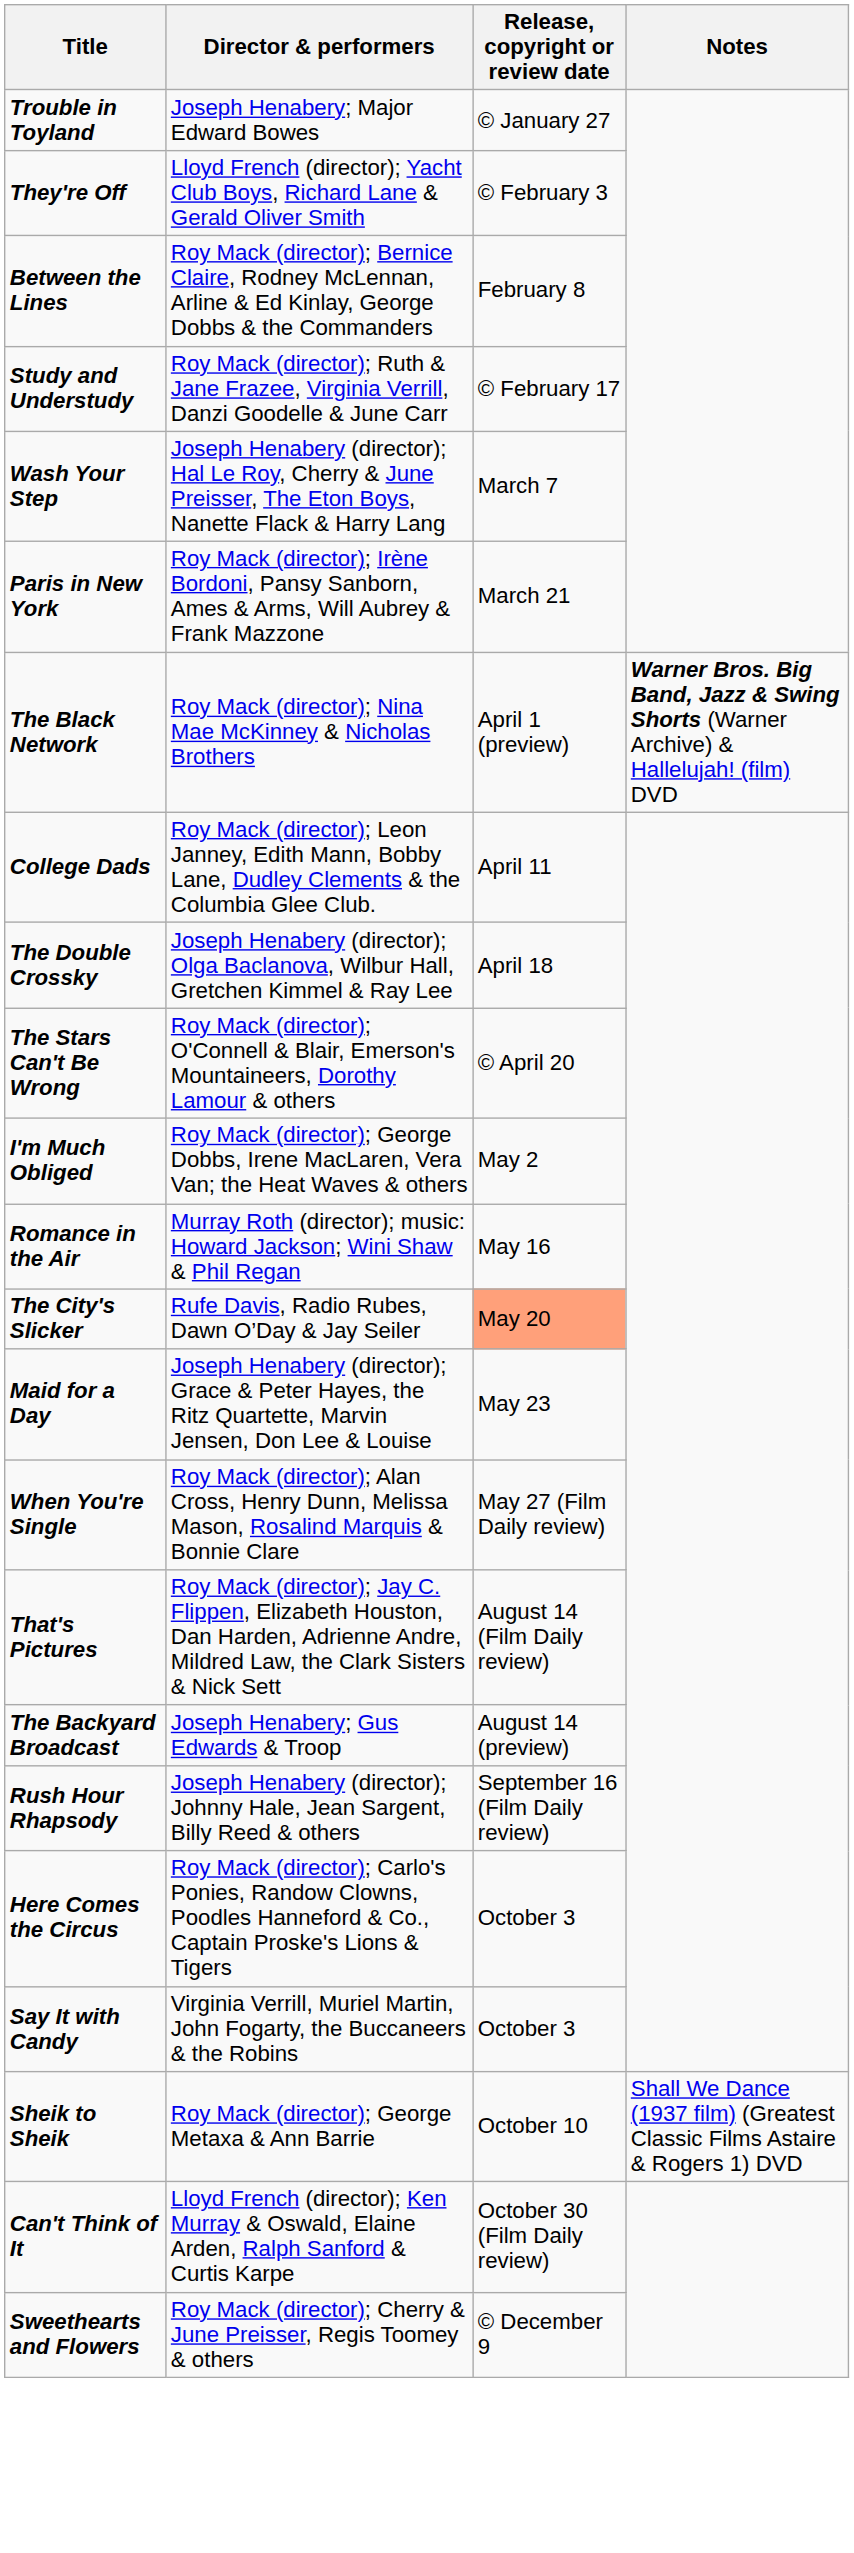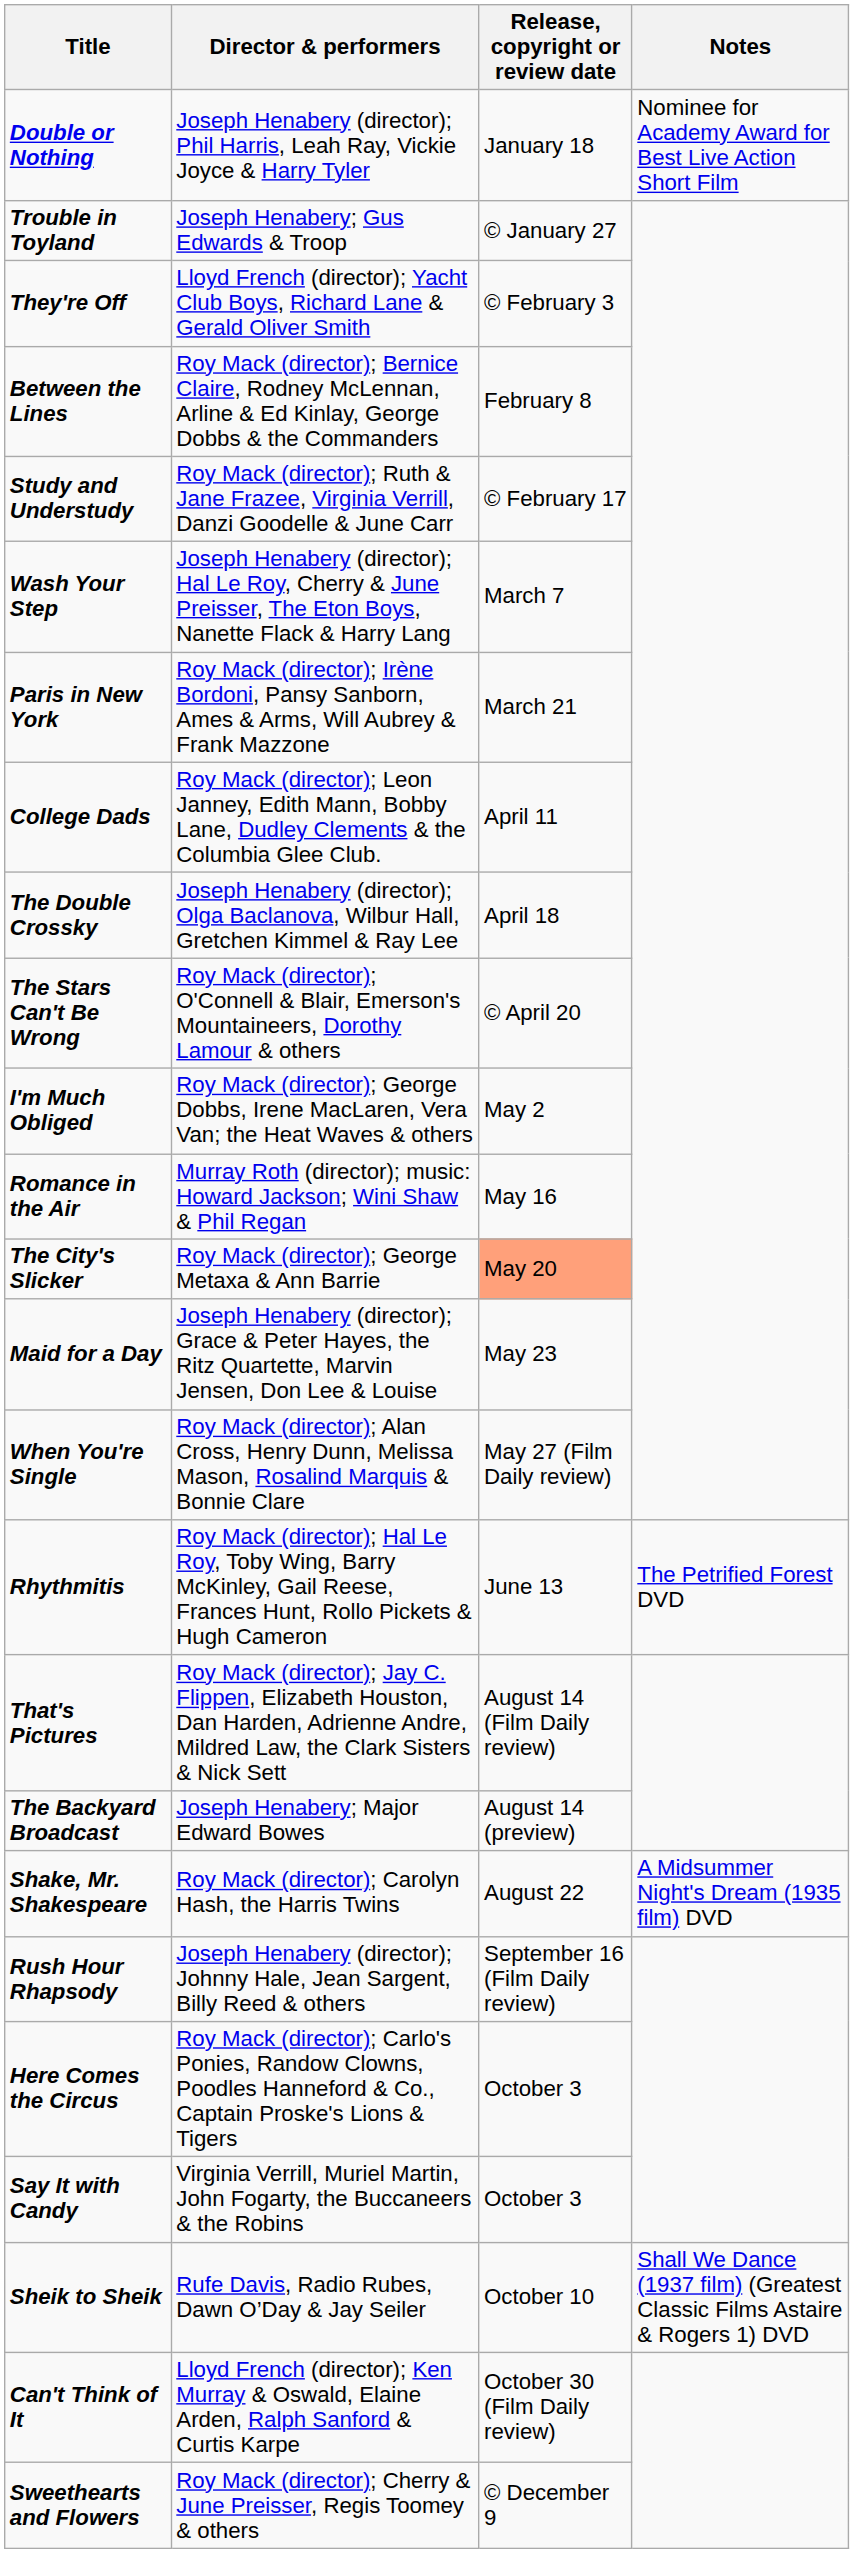+ row: (62, 144)
(292, 119) Joseph Henabery; Major Edward Bowes -> (290, 230) Joseph Henabery; Gus Edwards & Troop
- row: (62, 731)
(299, 1318) Rufe Davis, Radio Rubes, Dawn O’Day & Jay Seiler -> (317, 1268) Roy Mack (director); George Metaxa & Ann Barrie
+ row: (67, 1587)
(285, 1735) Joseph Henabery; Gus Edwards & Troop -> (297, 1820) Joseph Henabery; Major Edward Bowes
+ row: (78, 1893)
(311, 2126) Roy Mack (director); George Metaxa & Ann Barrie -> (304, 2297) Rufe Davis, Radio Rubes, Dawn O’Day & Jay Seiler
